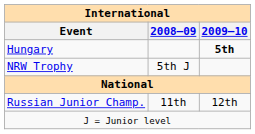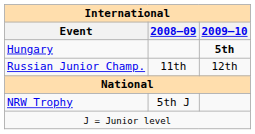rows swapped: (40, 67) <-> (76, 102)
